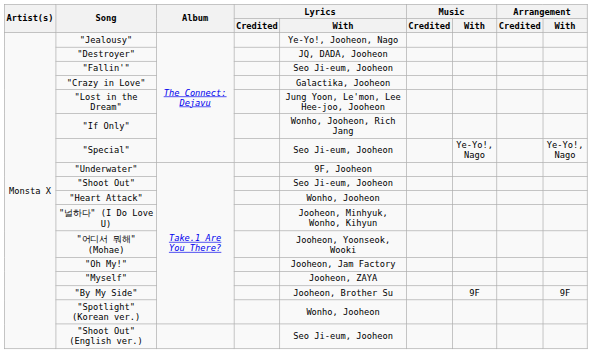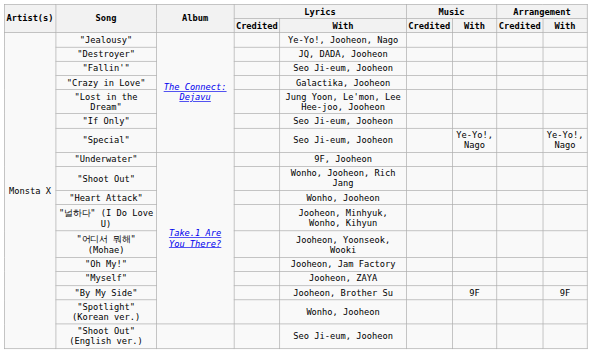(343, 126) Wonho, Jooheon, Rich Jang -> (343, 121) Seo Ji-eum, Jooheon
(343, 184) Seo Ji-eum, Jooheon -> (343, 179) Wonho, Jooheon, Rich Jang
